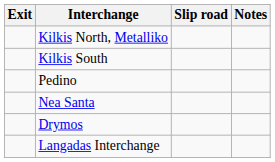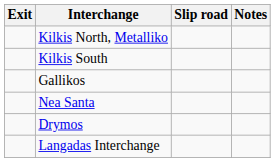- row: (58, 80)
+ row: (62, 80)
